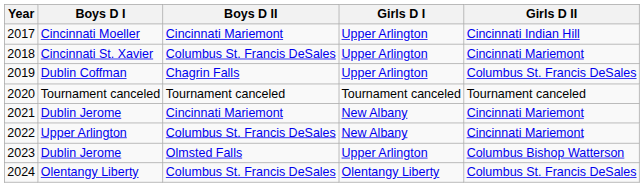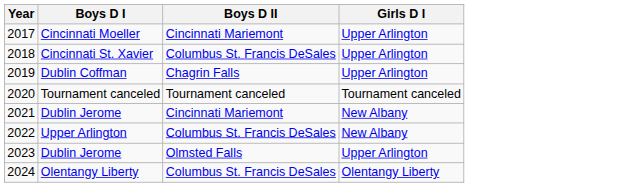- column: (552, 14)
